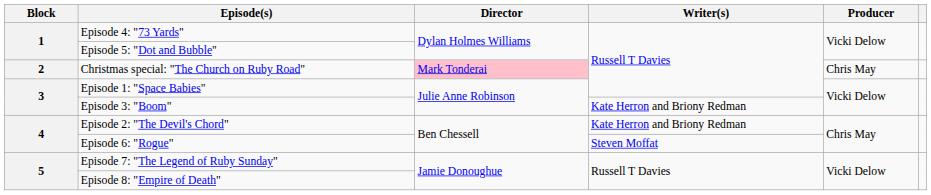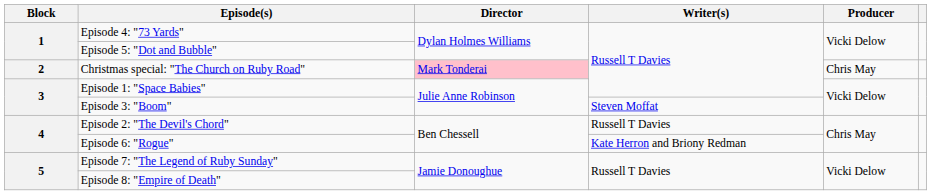(669, 106) Kate Herron and Briony Redman -> (624, 106) Steven Moffat
(669, 124) Kate Herron and Briony Redman -> (631, 124) Russell T Davies
(624, 143) Steven Moffat -> (669, 143) Kate Herron and Briony Redman
